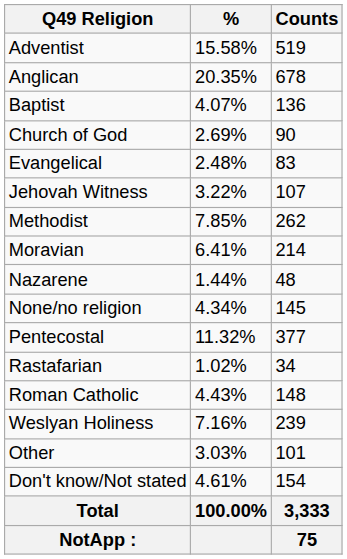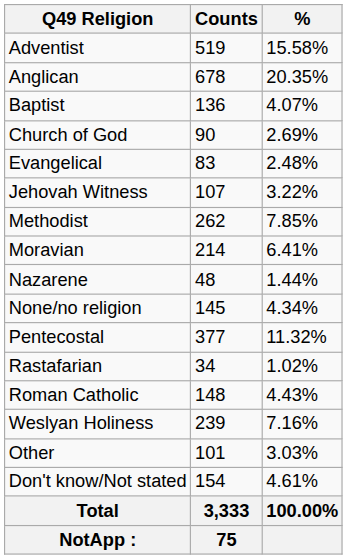columns swapped: (307, 18) <-> (231, 18)
